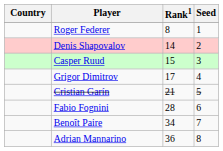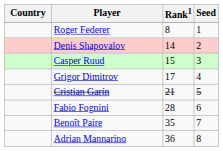(170, 123) 34 -> (170, 123) 35
